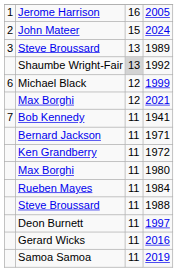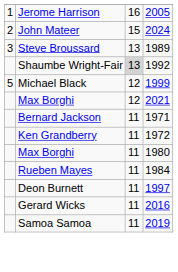(10, 83) 6 -> (10, 83) 5
- row: (158, 118)
- row: (158, 205)
